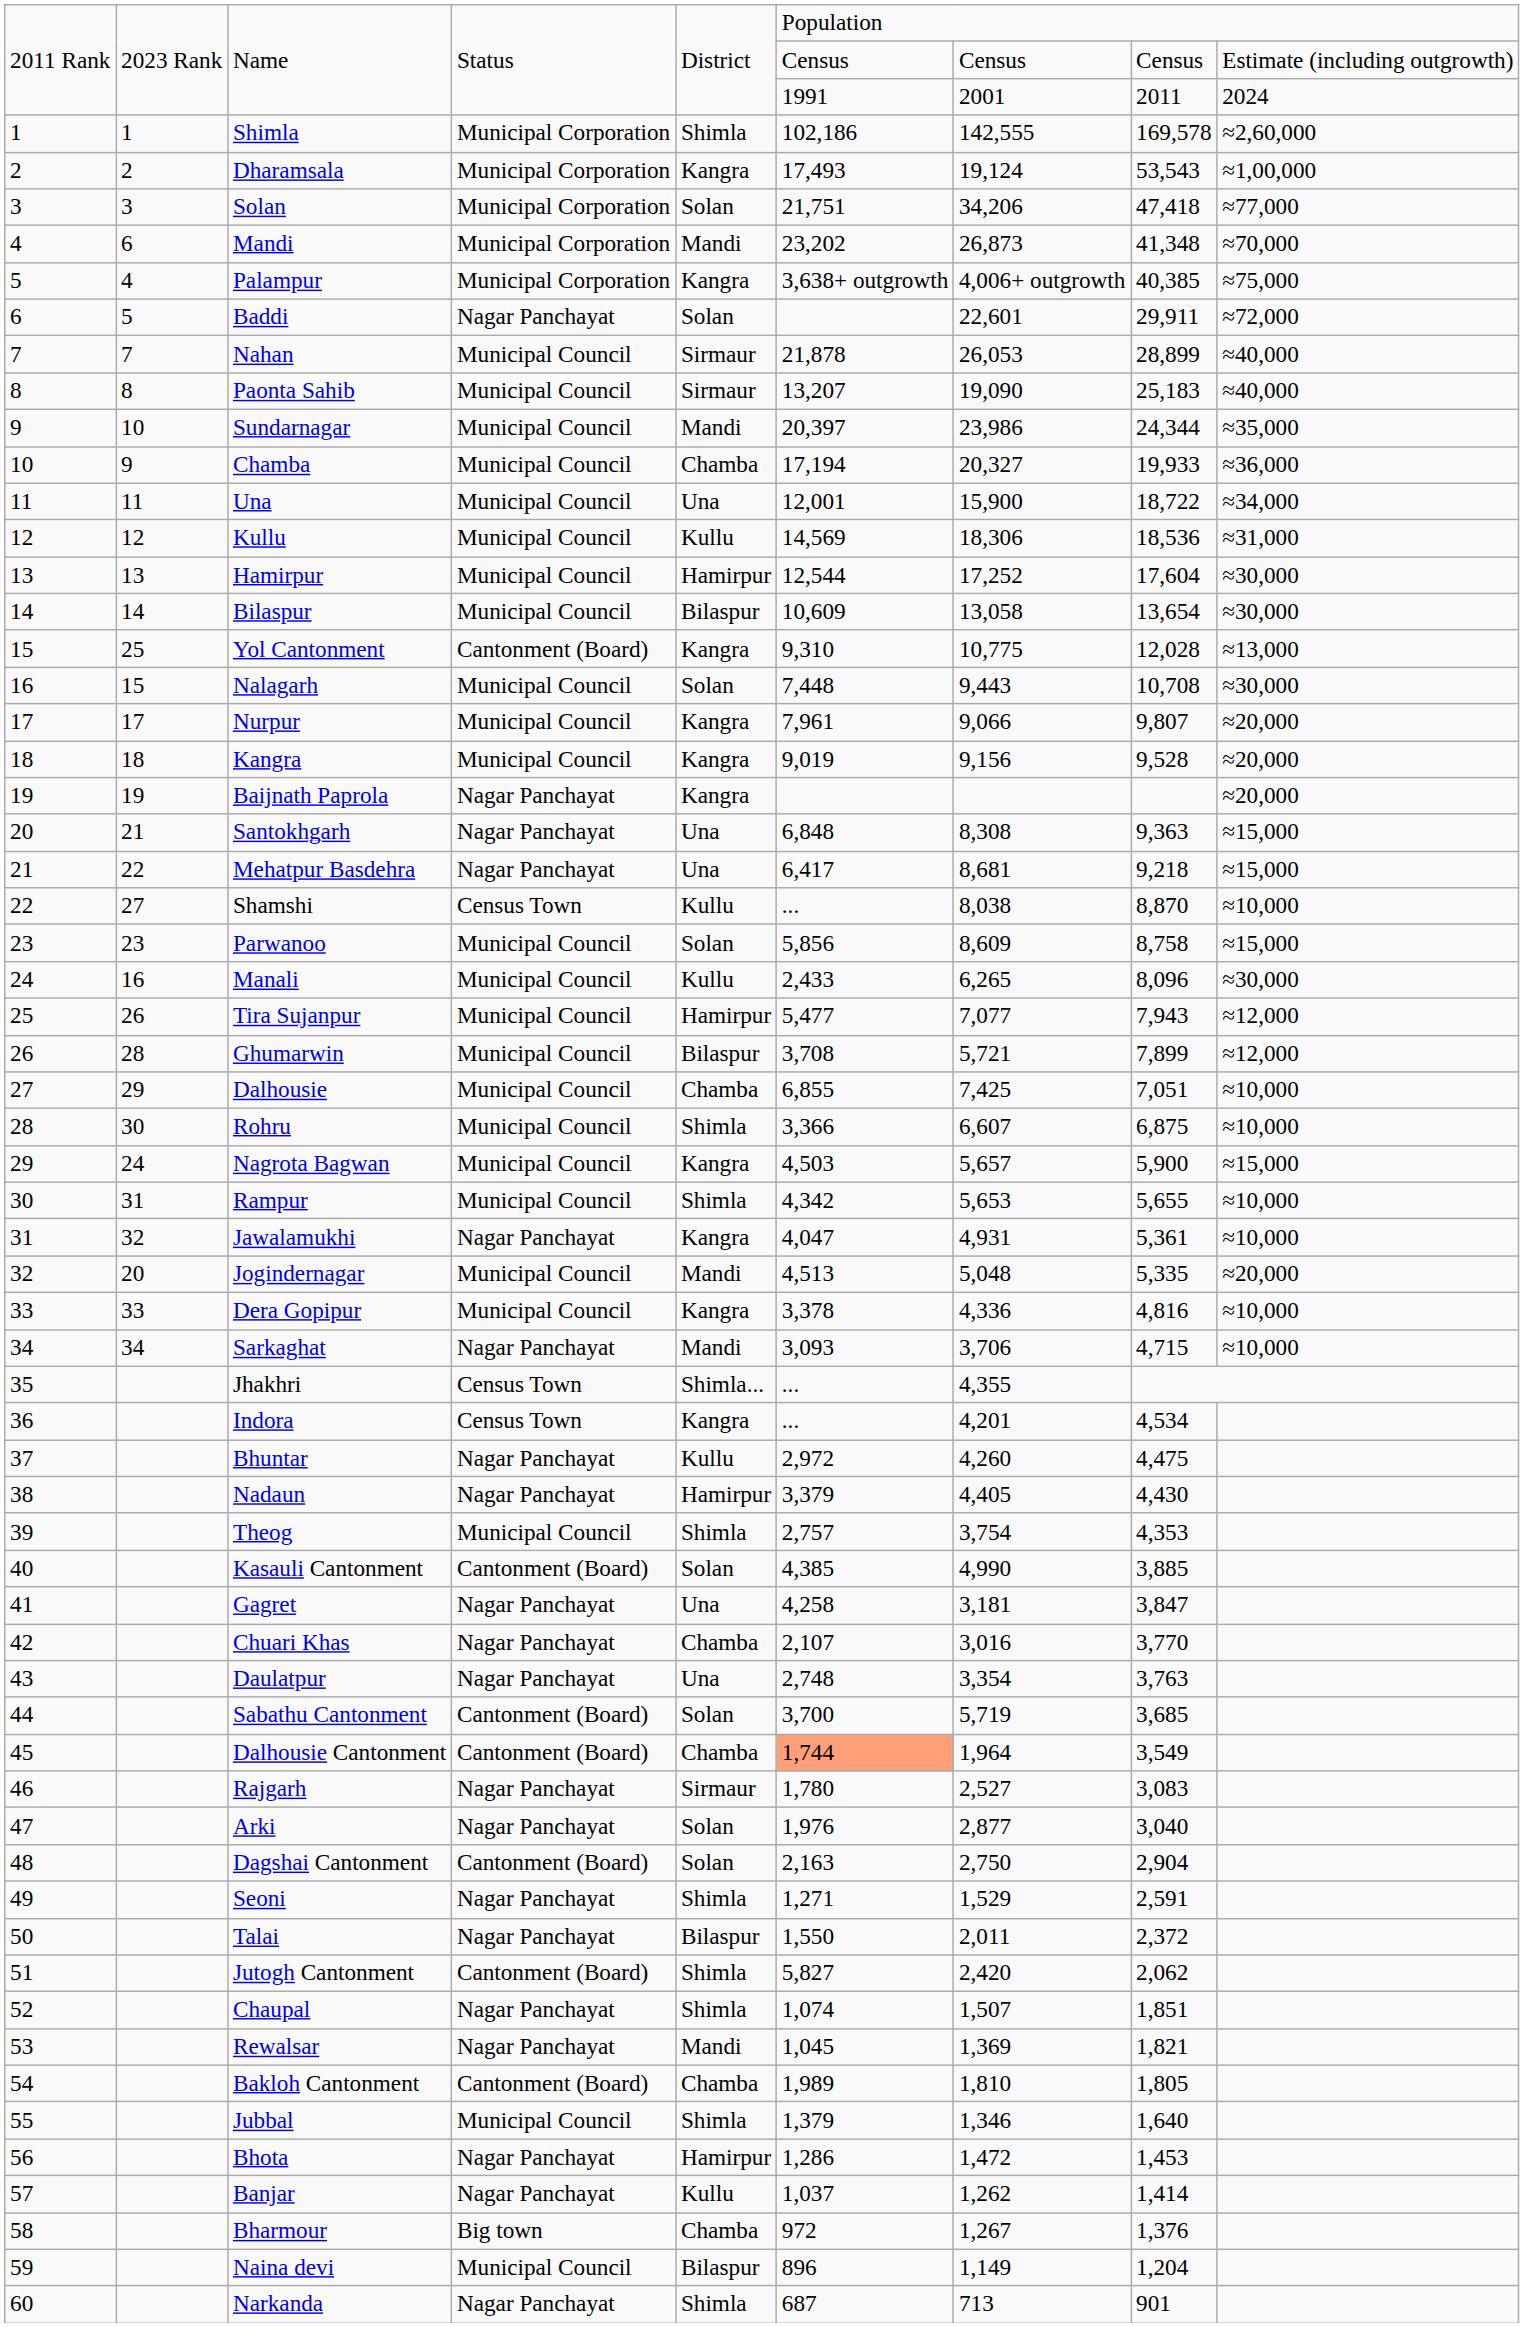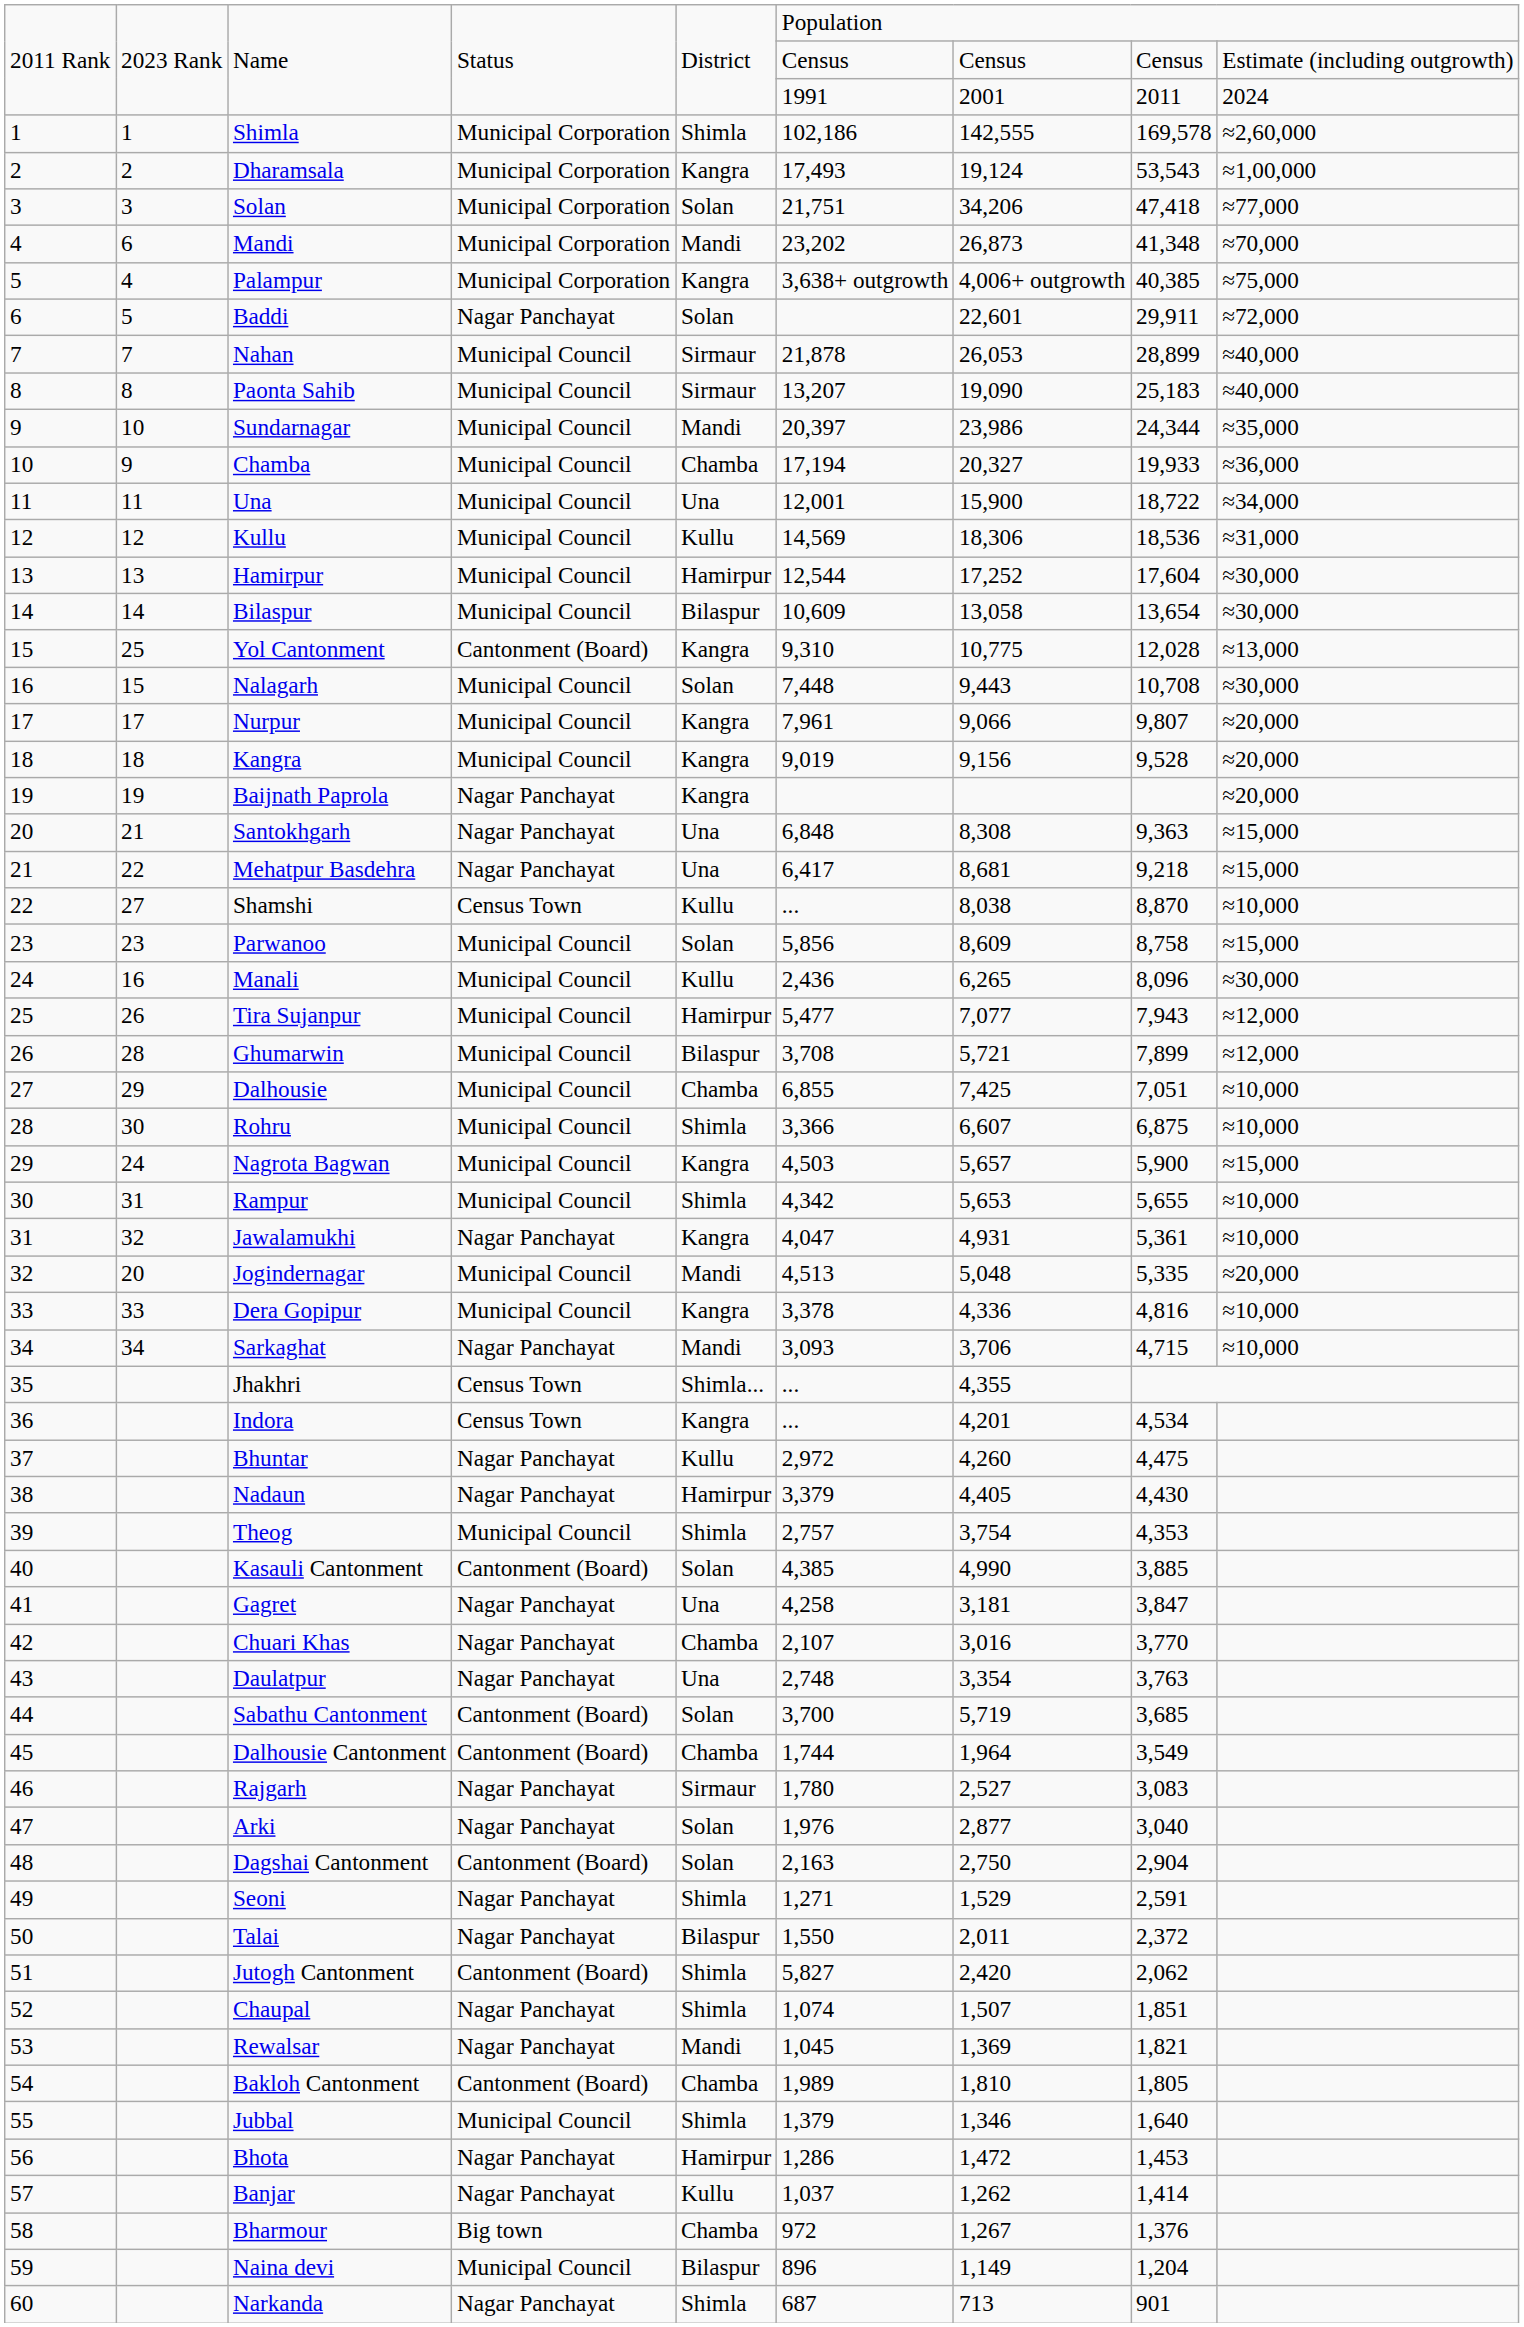(808, 979) 2,433 -> (808, 979) 2,436
(808, 1752) lightsalmon background -> (808, 1752) no background
